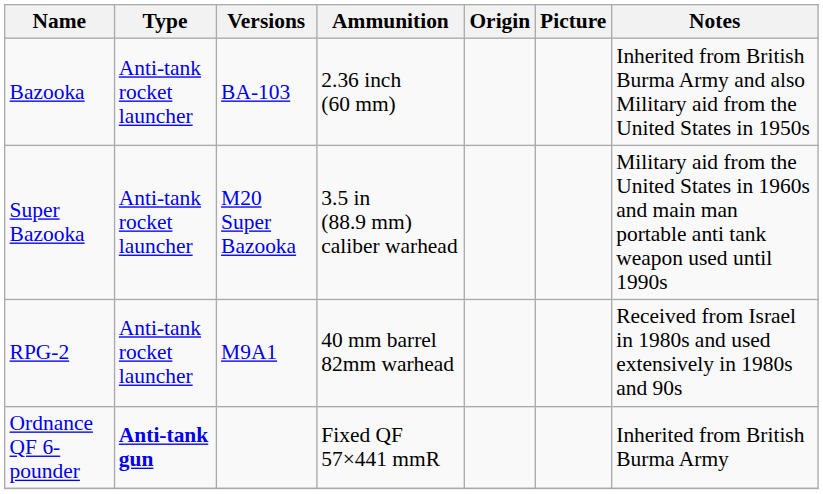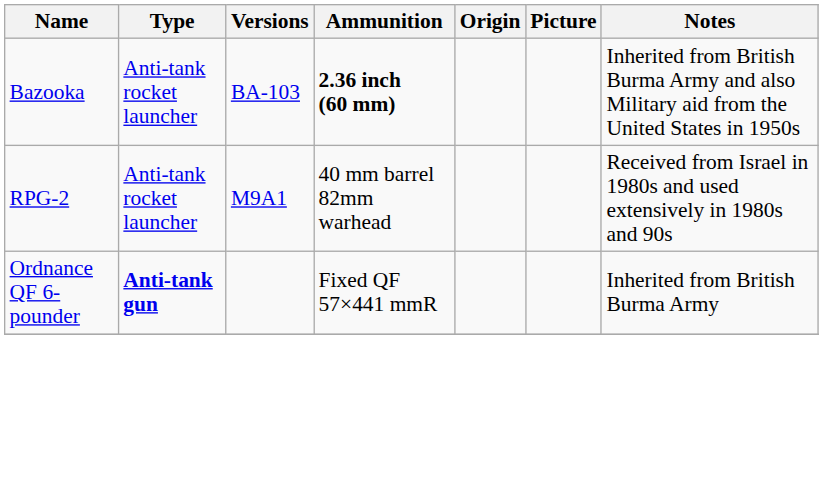(361, 91) normal -> (360, 91) bold
- row: (47, 222)
